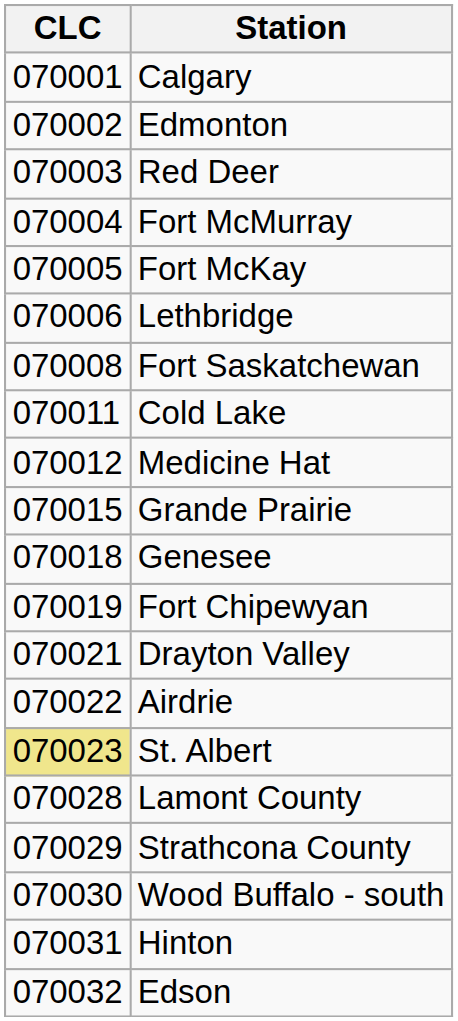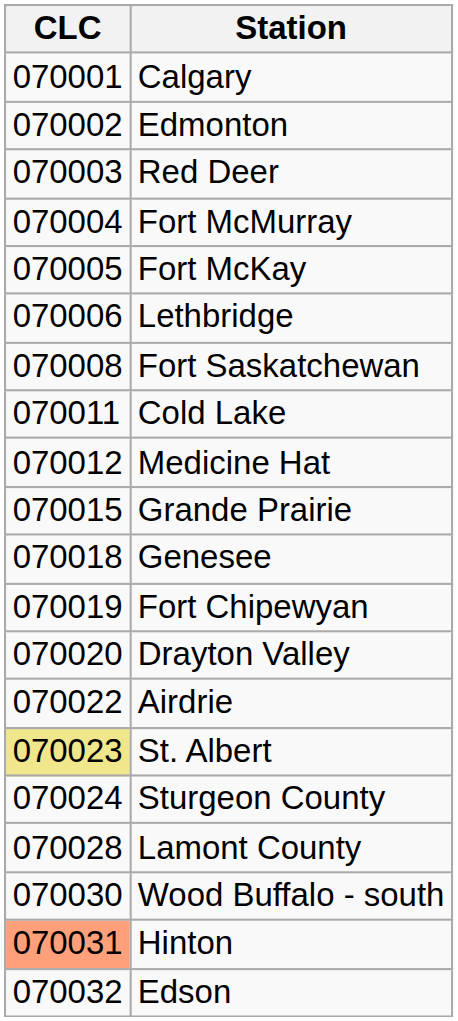(68, 654) 070021 -> (68, 654) 070020
+ row: (261, 799)
- row: (274, 847)
(68, 943) no background -> (68, 943) lightsalmon background
